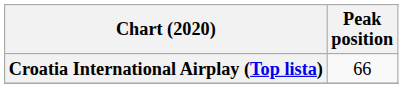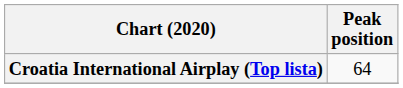(362, 68) 66 -> (362, 68) 64
